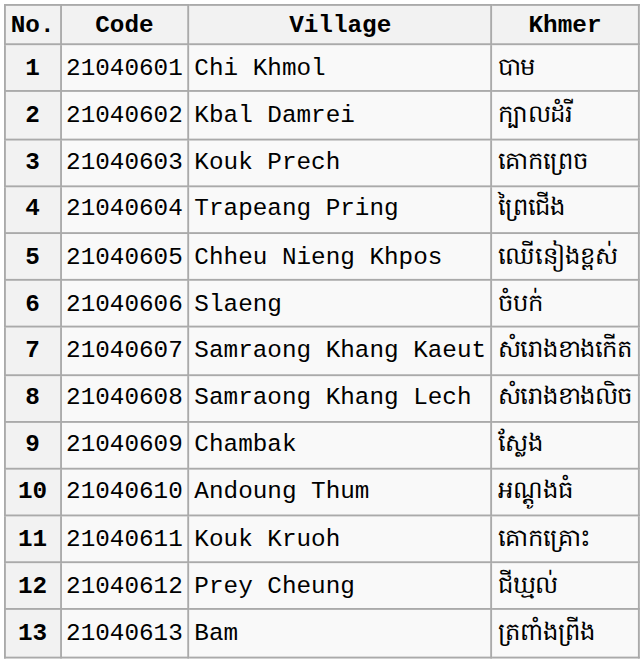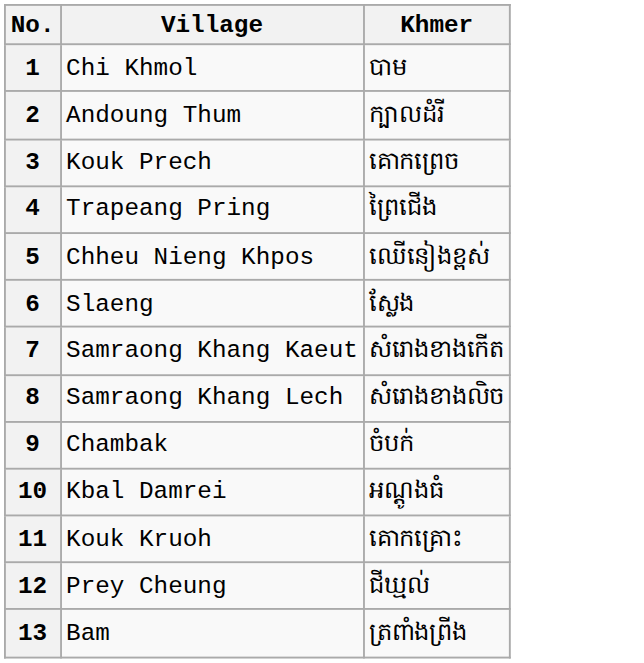- column: (124, 25)
(275, 115) Kbal Damrei -> (154, 115) Andoung Thum
(520, 304) ចំបក់ -> (392, 304) ស្លែង
(520, 445) ស្លែង -> (392, 445) ចំបក់
(282, 492) Andoung Thum -> (146, 492) Kbal Damrei
